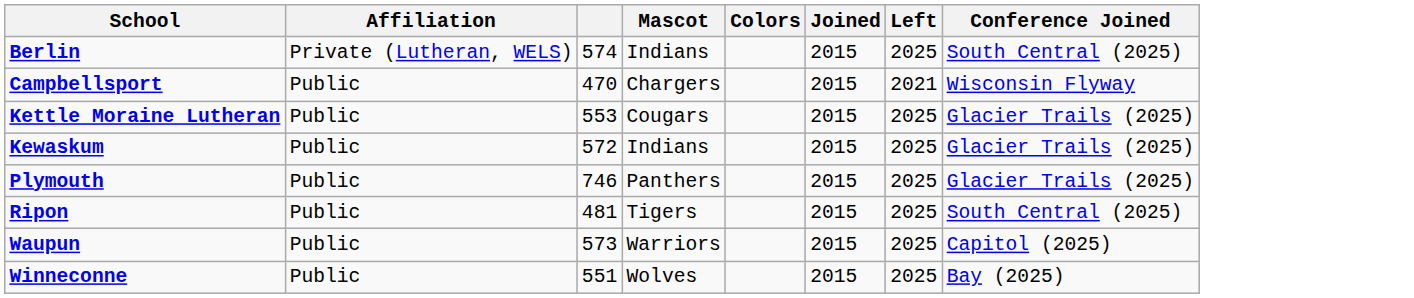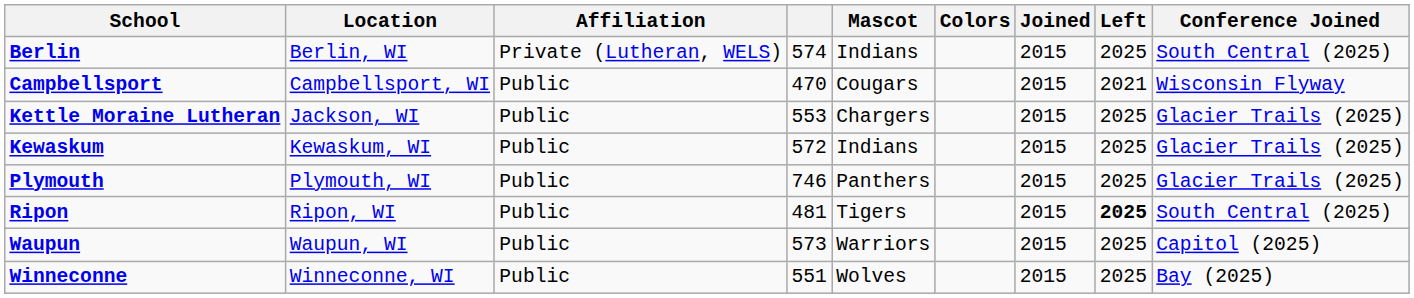+ column: (390, 21)
(674, 85) Chargers -> (877, 85) Cougars
(668, 117) Cougars -> (883, 117) Chargers
(914, 213) normal -> (1123, 213) bold
